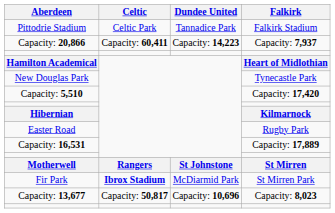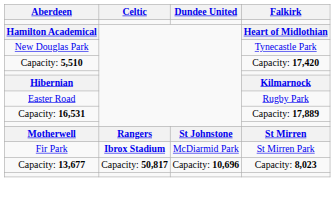- row: (52, 27)
- row: (52, 43)
